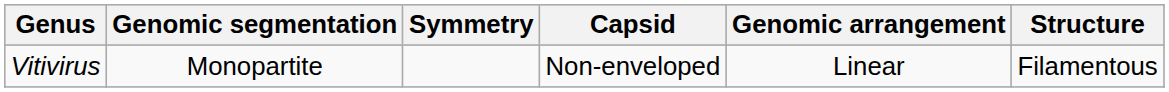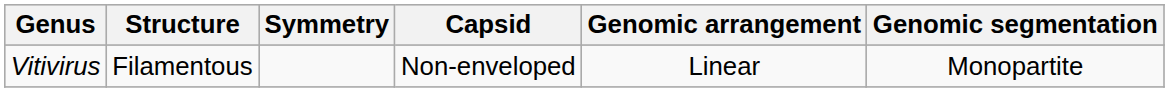columns swapped: (1088, 24) <-> (255, 24)
